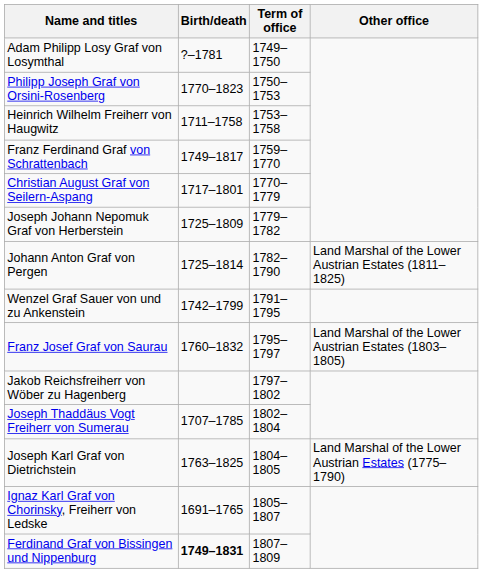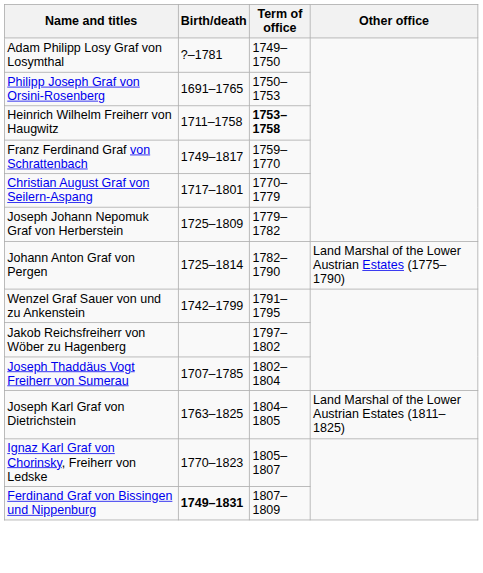(212, 89) 1770–1823 -> (212, 89) 1691–1765
(270, 122) normal -> (270, 122) bold
(387, 265) Land Marshal of the Lower Austrian Estates (1811–1825) -> (387, 265) Land Marshal of the Lower Austrian Estates (1775–1790)
- row: (87, 346)
(387, 462) Land Marshal of the Lower Austrian Estates (1775–1790) -> (387, 414) Land Marshal of the Lower Austrian Estates (1811–1825)
(212, 510) 1691–1765 -> (212, 462) 1770–1823
